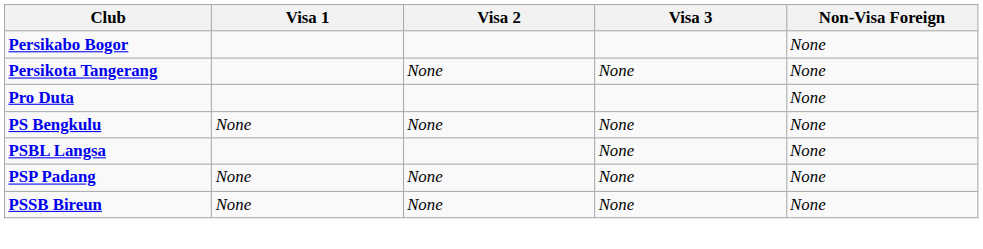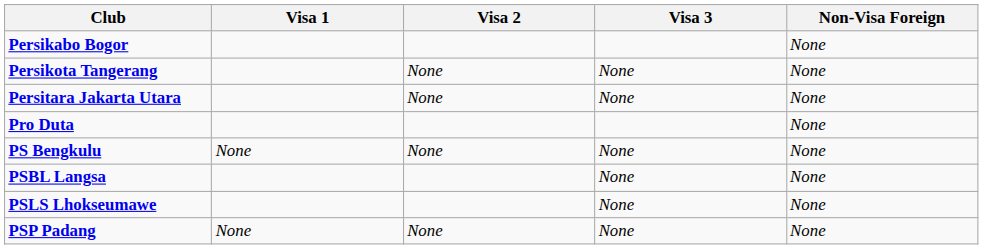+ row: (95, 97)
+ row: (82, 204)
- row: (55, 204)
